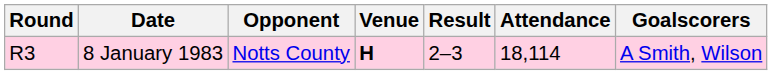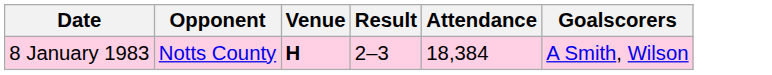- column: (41, 20)
(530, 52) 18,114 -> (457, 52) 18,384
